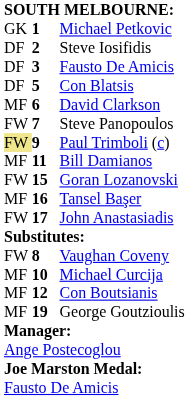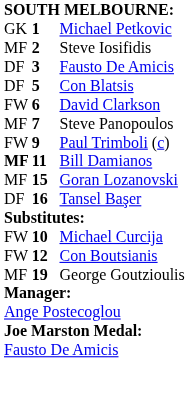(14, 48) DF -> (16, 48) MF
(16, 104) MF -> (16, 104) FW
(16, 123) FW -> (16, 123) MF
(16, 142) khaki background -> (16, 142) no background
(16, 161) normal -> (16, 161) bold
(16, 180) FW -> (16, 180) MF
(16, 199) MF -> (14, 199) DF
- row: (40, 217)
- row: (36, 255)
(16, 274) MF -> (16, 236) FW
(16, 293) MF -> (16, 255) FW
